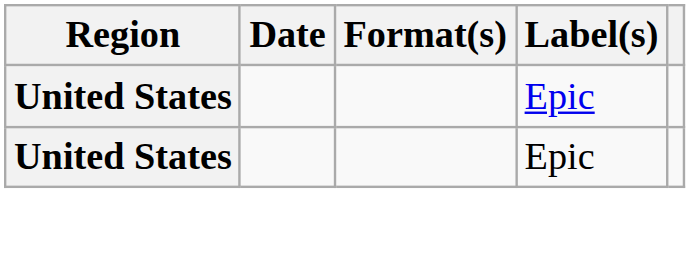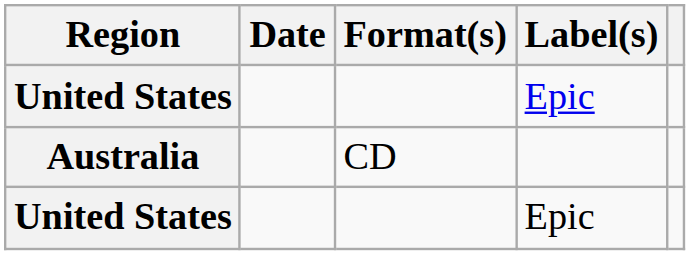+ row: (123, 156)
